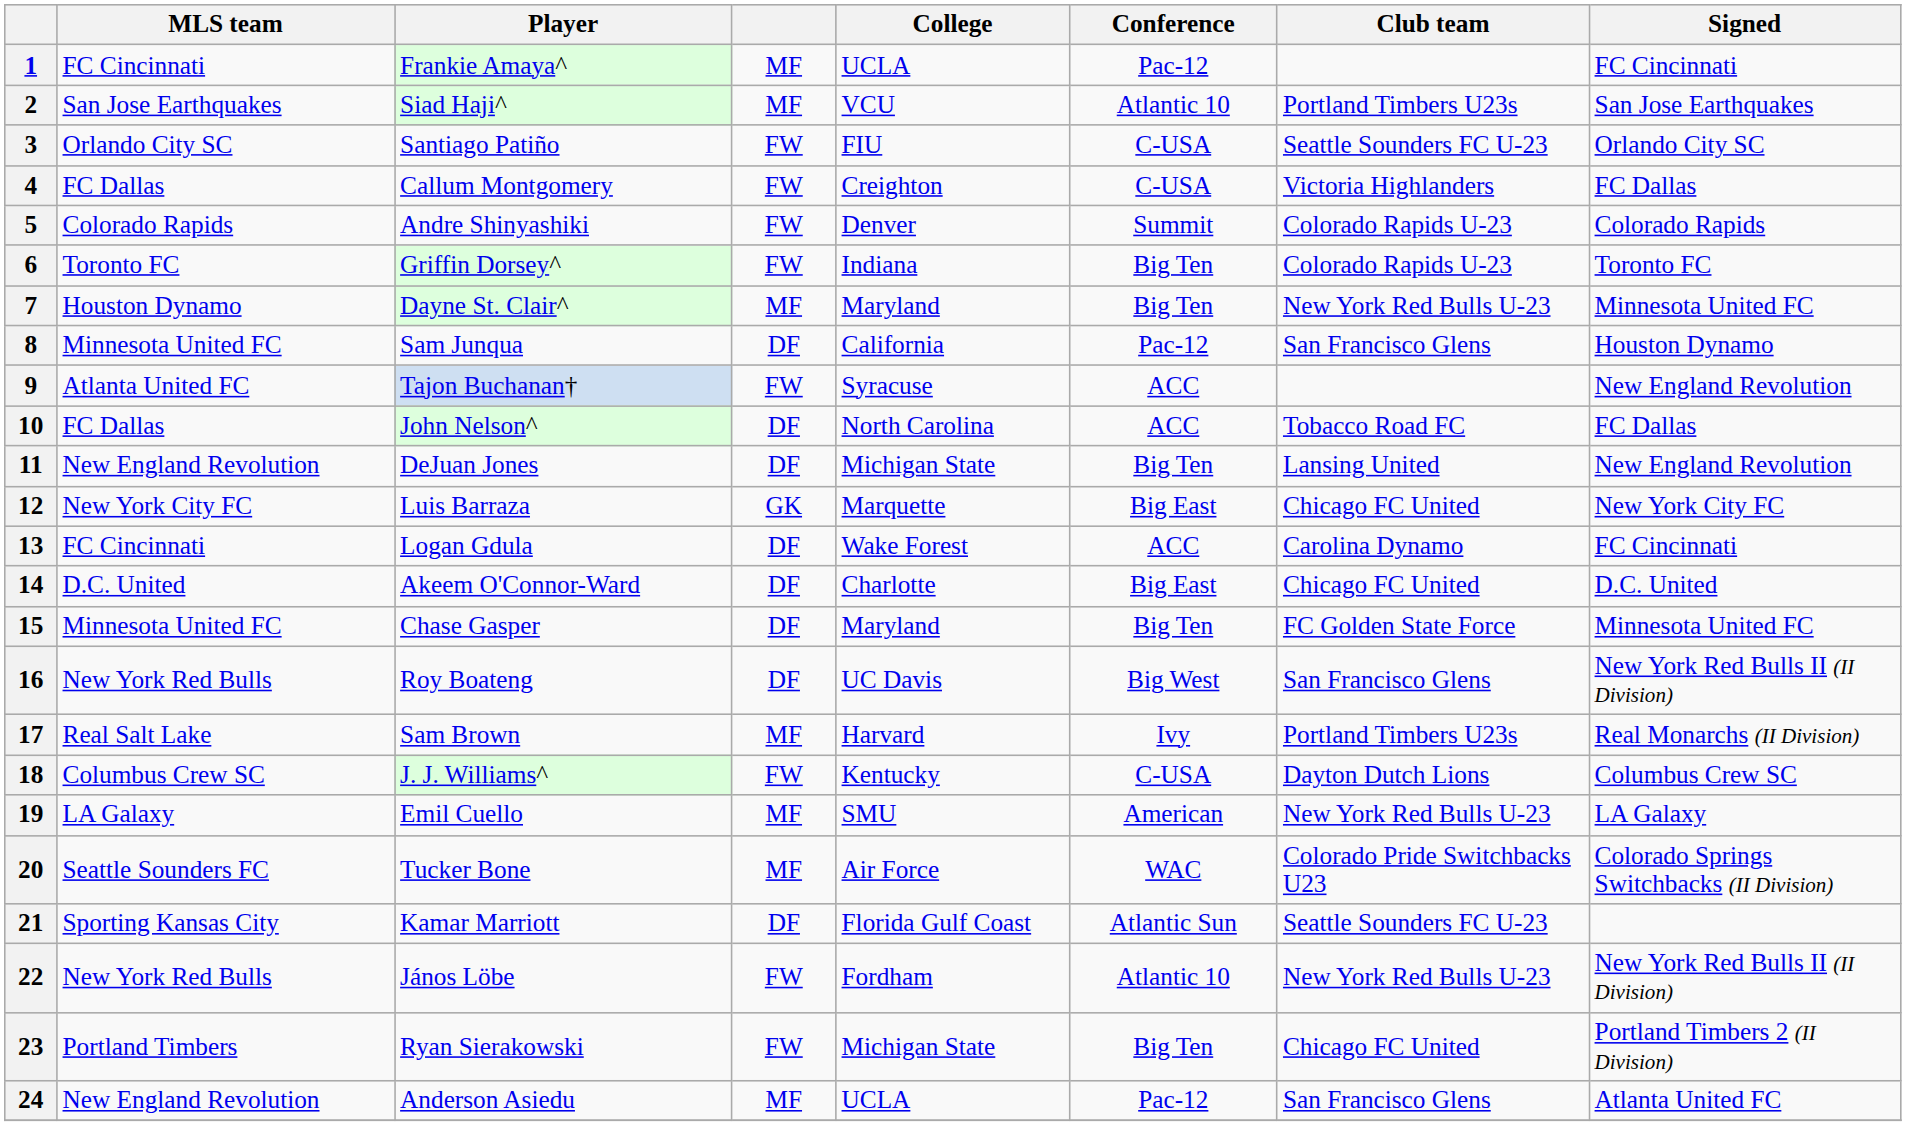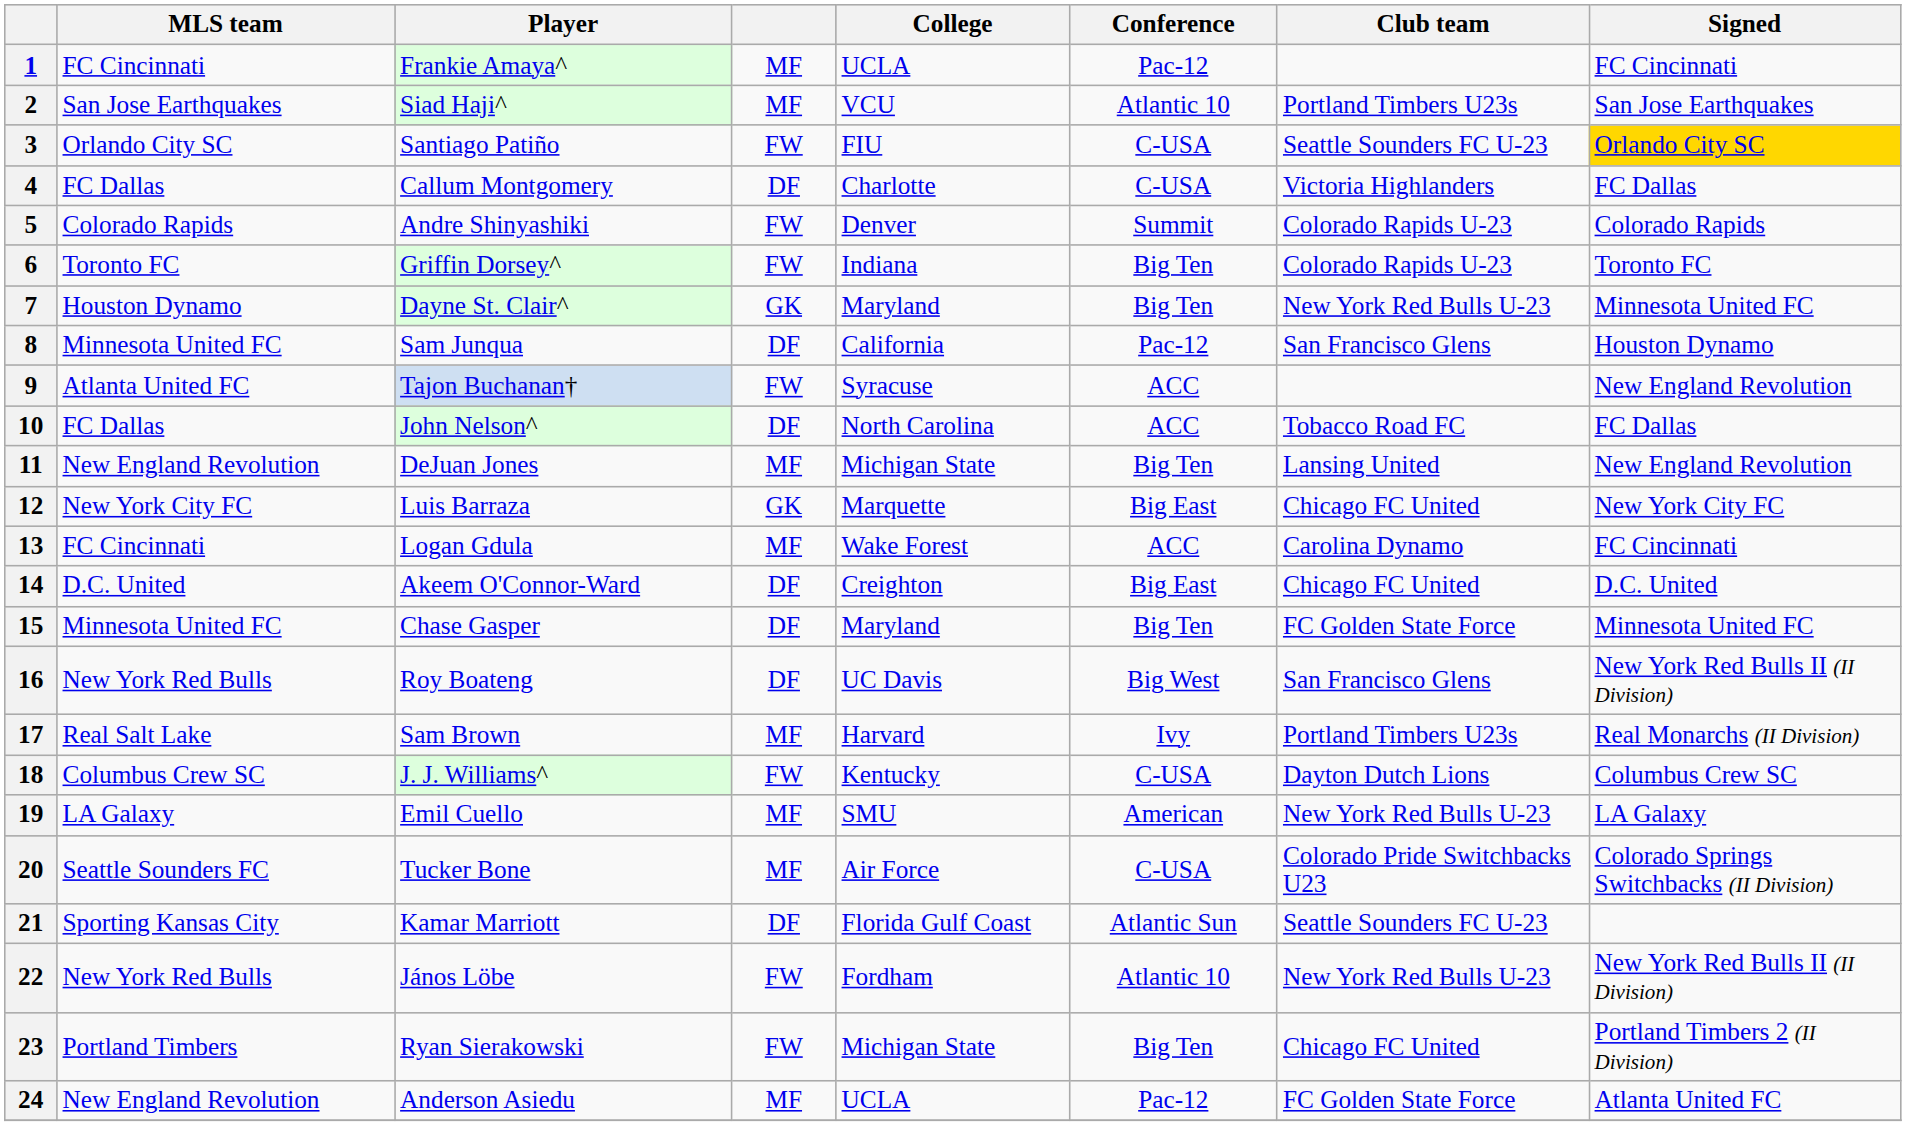(1680, 144) no background -> (1680, 144) gold background
(784, 184) FW -> (784, 184) DF
(892, 184) Creighton -> (889, 184) Charlotte
(784, 305) MF -> (784, 305) GK
(784, 465) DF -> (784, 465) MF
(784, 545) DF -> (784, 545) MF
(889, 585) Charlotte -> (892, 585) Creighton
(1173, 869) WAC -> (1173, 869) C-USA
(1387, 1100) San Francisco Glens -> (1399, 1100) FC Golden State Force
